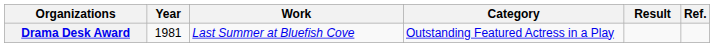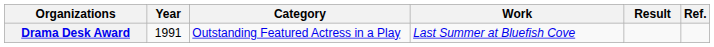columns swapped: (514, 14) <-> (296, 14)
(168, 33) 1981 -> (168, 33) 1991
